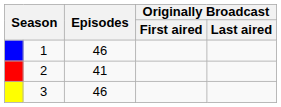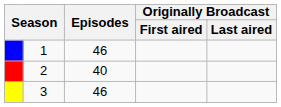(100, 71) 41 -> (100, 71) 40
